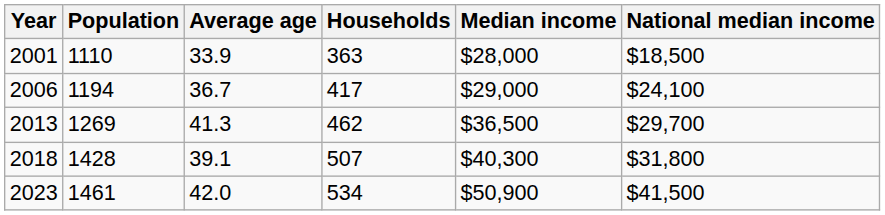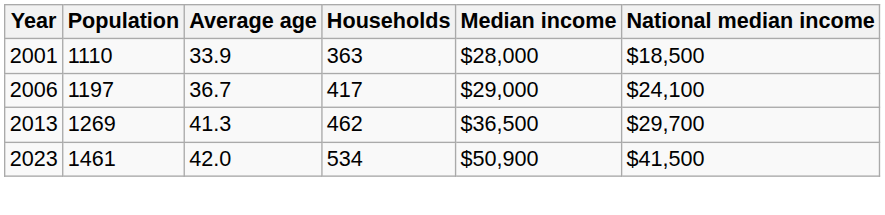(91, 90) 1194 -> (91, 90) 1197
- row: (34, 158)
